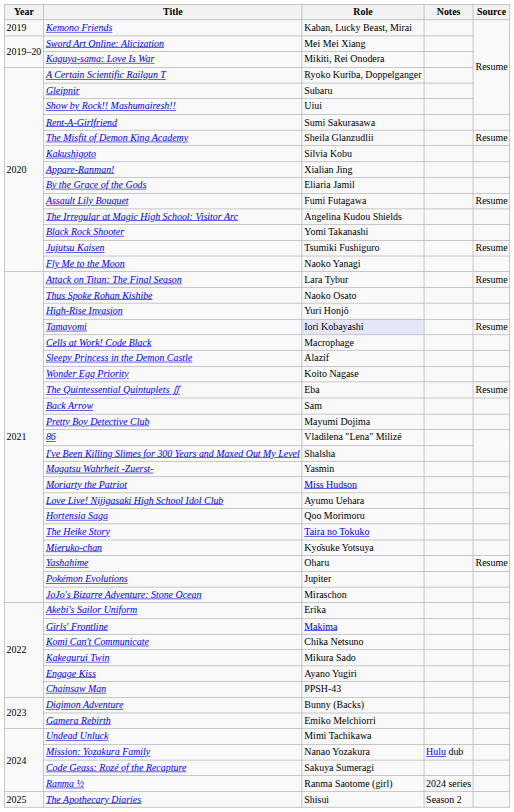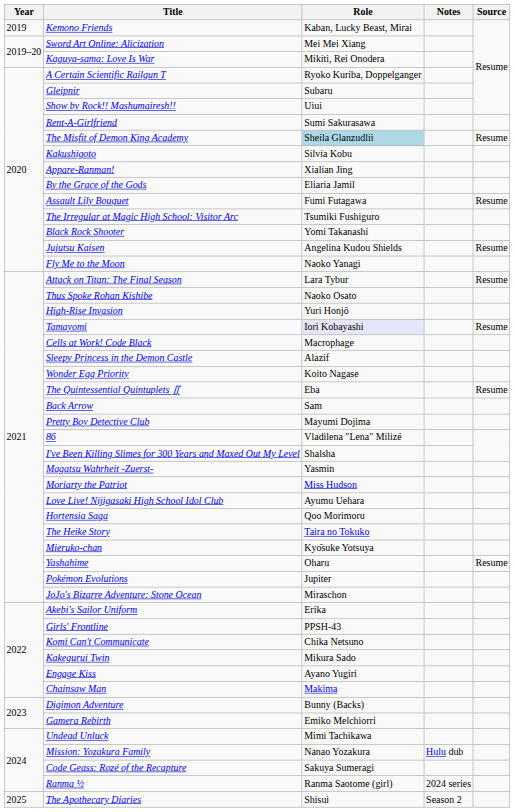(339, 138) no background -> (339, 138) lightblue background
(353, 216) Angelina Kudou Shields -> (342, 216) Tsumiki Fushiguro
(342, 248) Tsumiki Fushiguro -> (353, 248) Angelina Kudou Shields
(321, 626) Makima -> (323, 626) PPSH-43
(323, 689) PPSH-43 -> (321, 689) Makima
